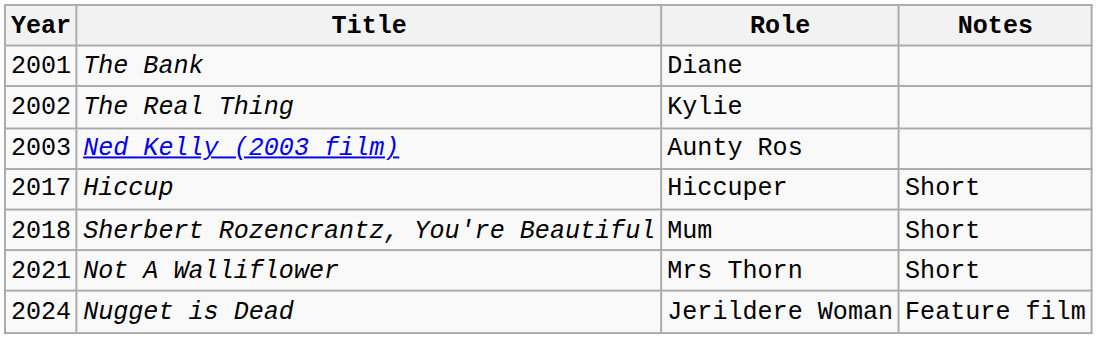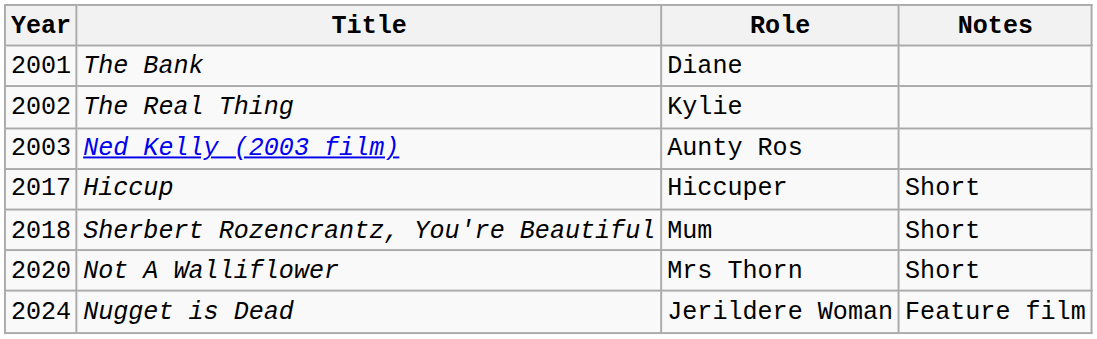(41, 271) 2021 -> (41, 271) 2020
